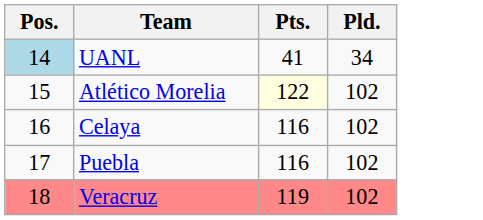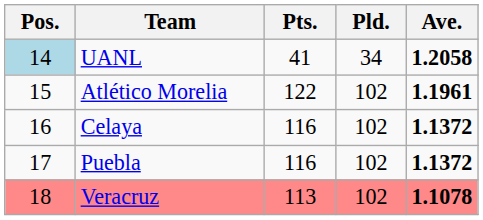+ column: (442, 22)
(293, 92) lightyellow background -> (300, 92) no background
(293, 197) 119 -> (300, 197) 113
